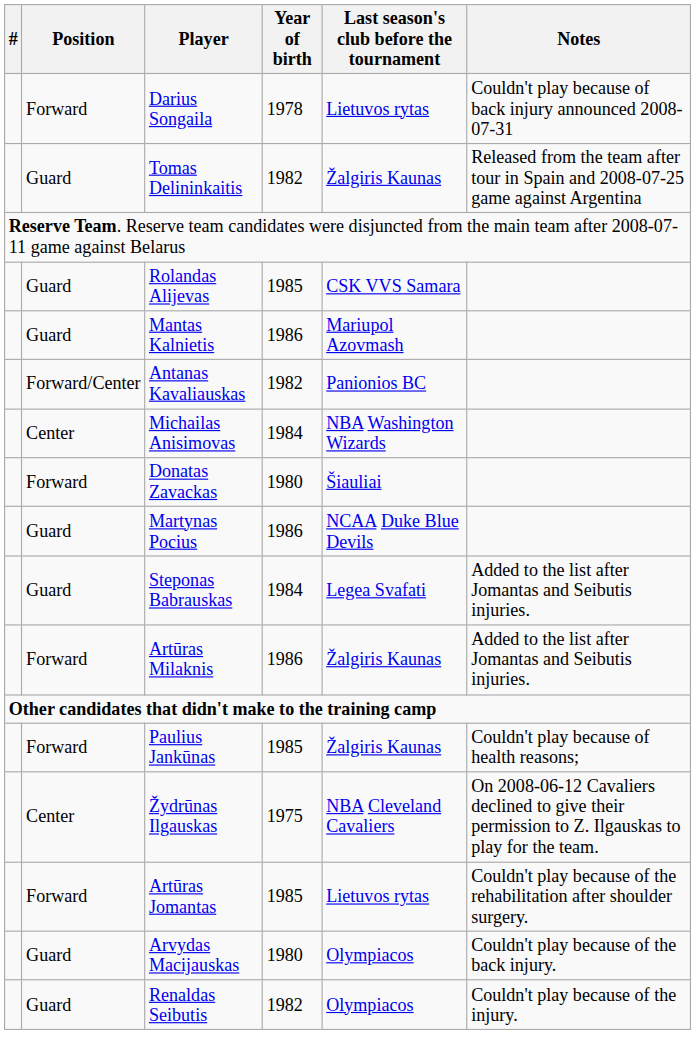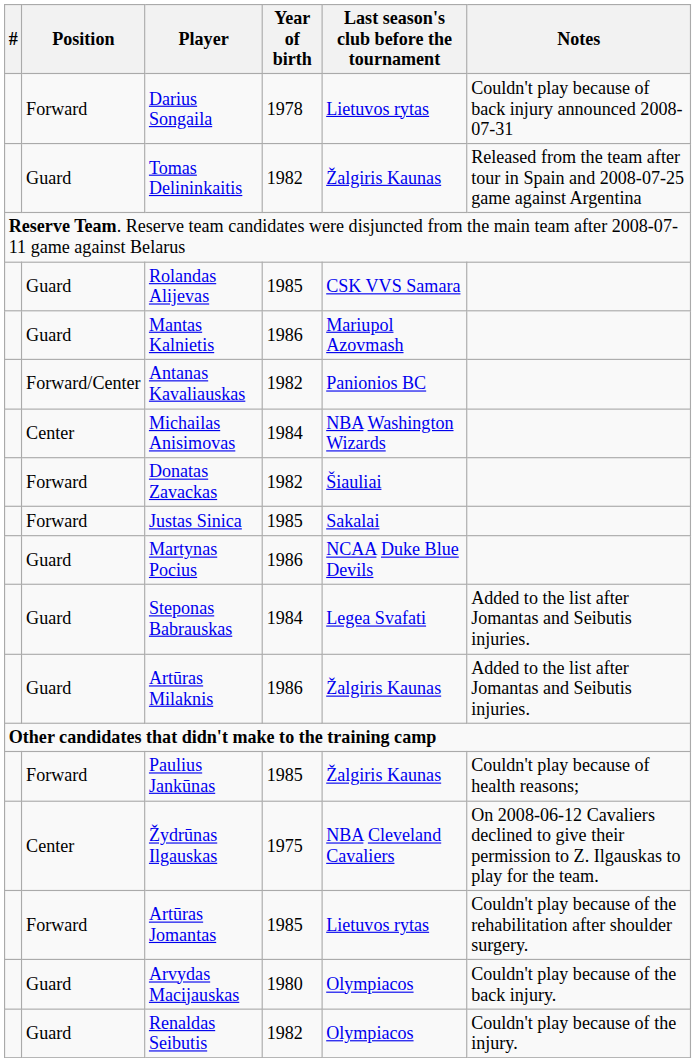(285, 482) 1980 -> (285, 482) 1982
+ row: (195, 520)
(57, 659) Forward -> (49, 688) Guard
